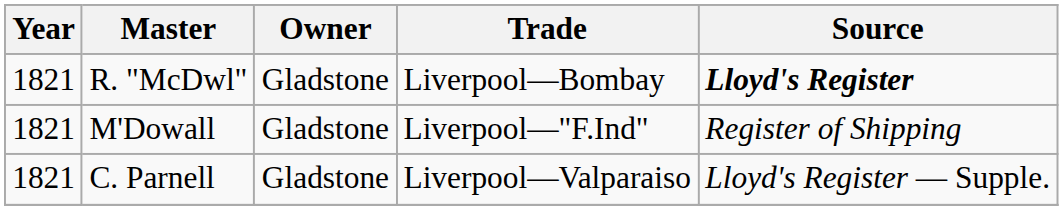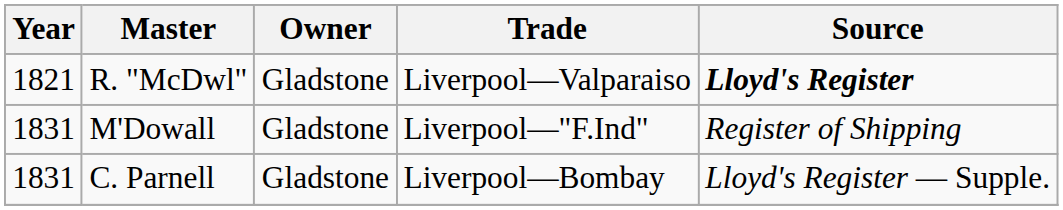(534, 79) Liverpool—Bombay -> (547, 79) Liverpool—Valparaiso
(44, 128) 1821 -> (44, 128) 1831
(44, 178) 1821 -> (44, 178) 1831
(547, 178) Liverpool—Valparaiso -> (534, 178) Liverpool—Bombay
